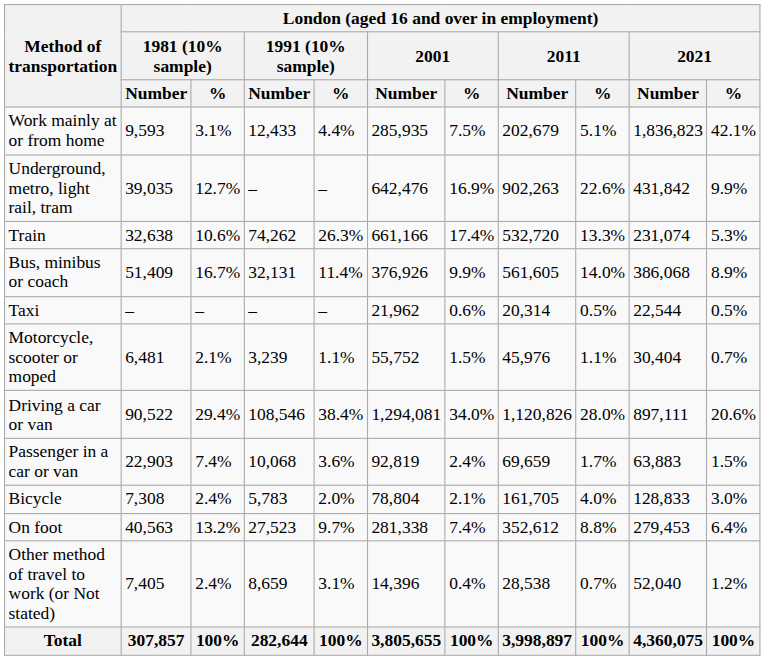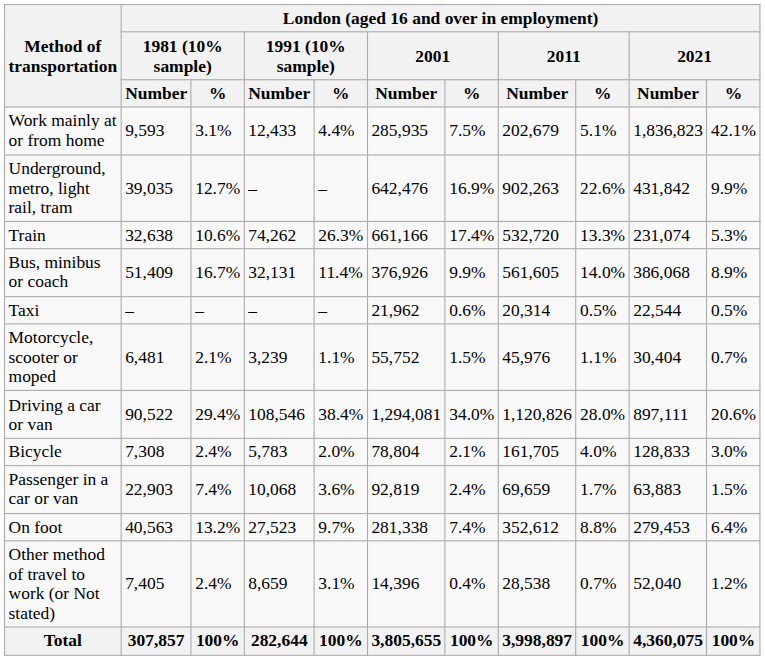rows swapped: (58, 461) <-> (35, 499)
